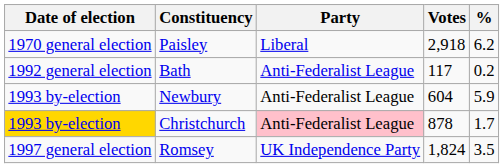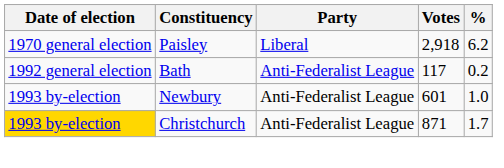(440, 96) 604 -> (434, 96) 601
(484, 96) 5.9 -> (478, 96) 1.0
(337, 123) pink background -> (337, 123) no background
(440, 123) 878 -> (434, 123) 871
- row: (187, 149)
